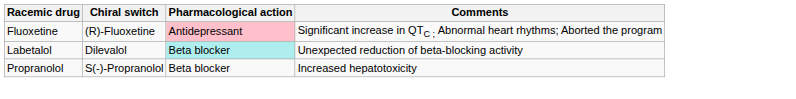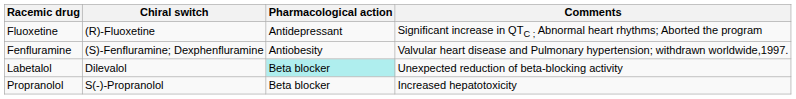(205, 31) pink background -> (305, 31) no background
+ row: (39, 50)
